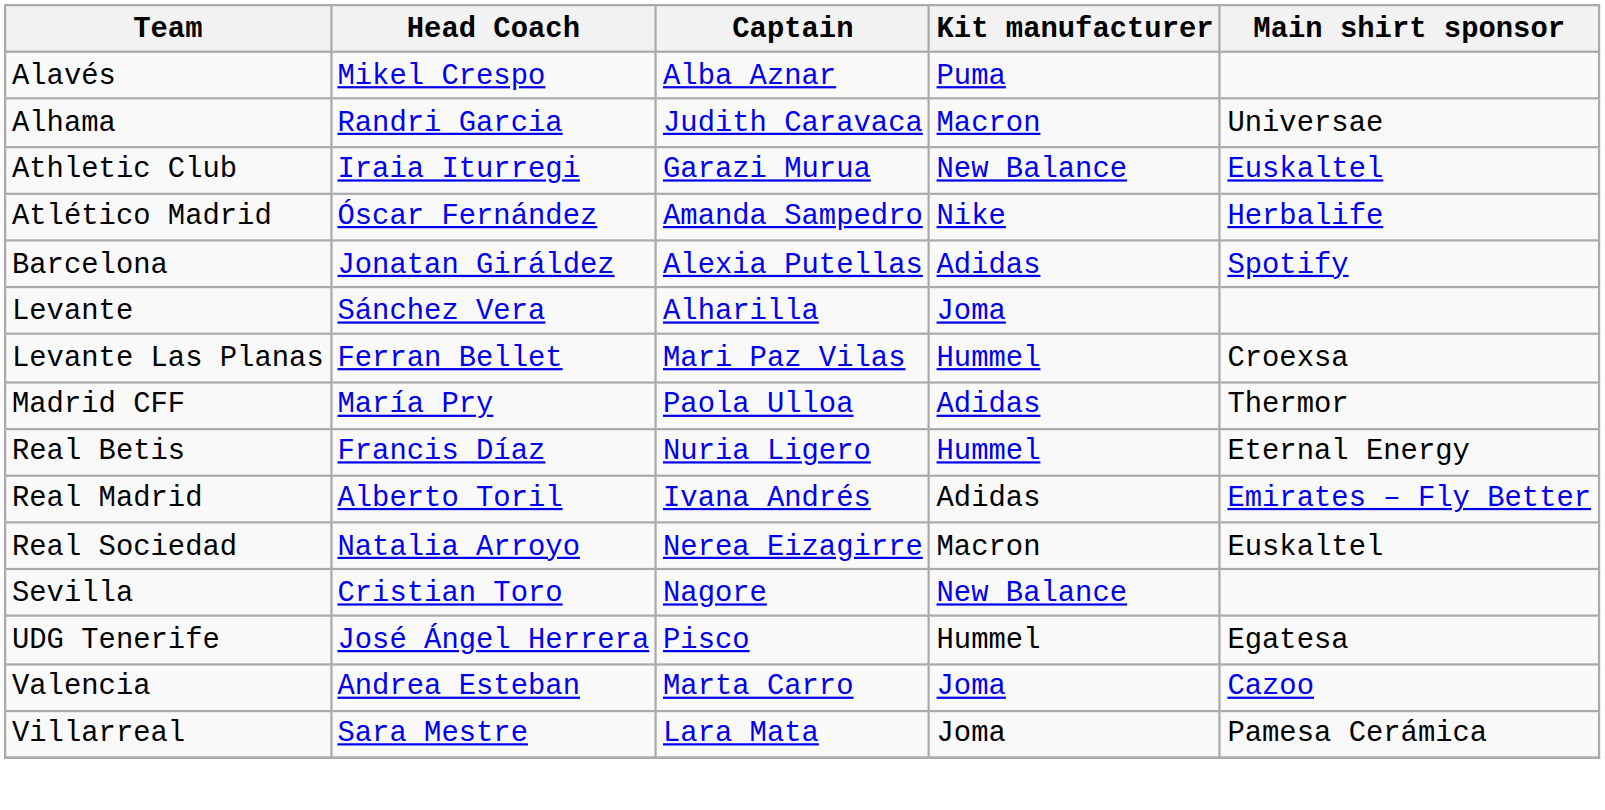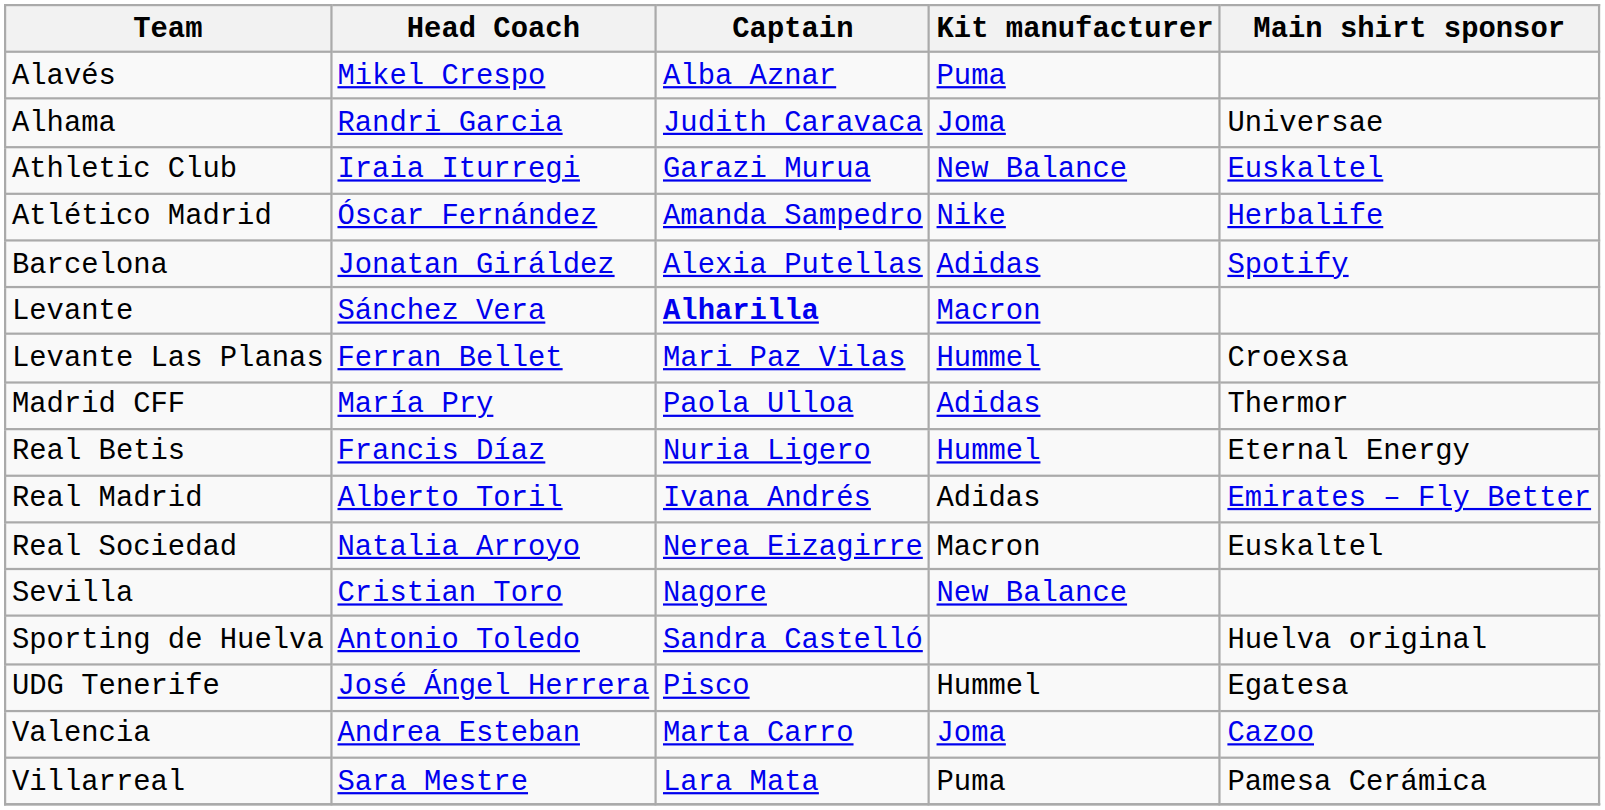(989, 123) Macron -> (971, 123) Joma
(741, 311) normal -> (741, 311) bold
(971, 311) Joma -> (989, 311) Macron
+ row: (168, 640)
(971, 734) Joma -> (971, 781) Puma
